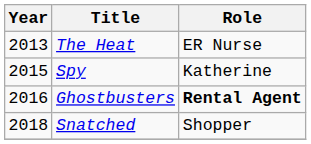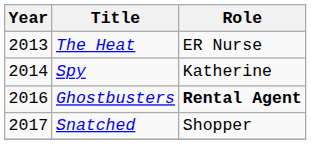(28, 72) 2015 -> (28, 72) 2014
(28, 126) 2018 -> (28, 126) 2017
